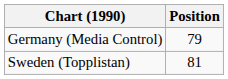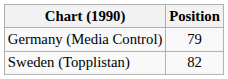(195, 62) 81 -> (195, 62) 82
